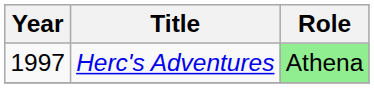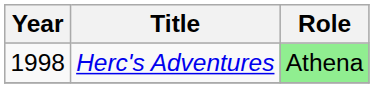(38, 62) 1997 -> (38, 62) 1998
